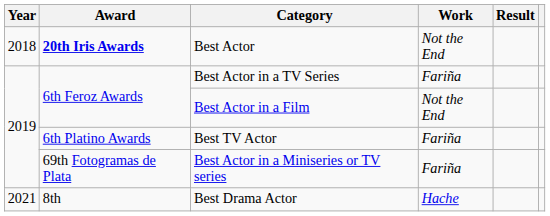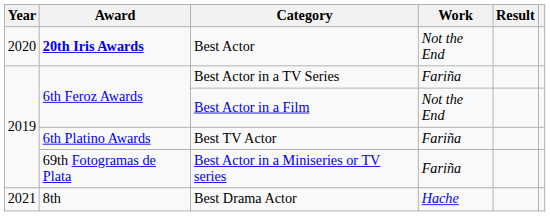(22, 46) 2018 -> (22, 46) 2020
